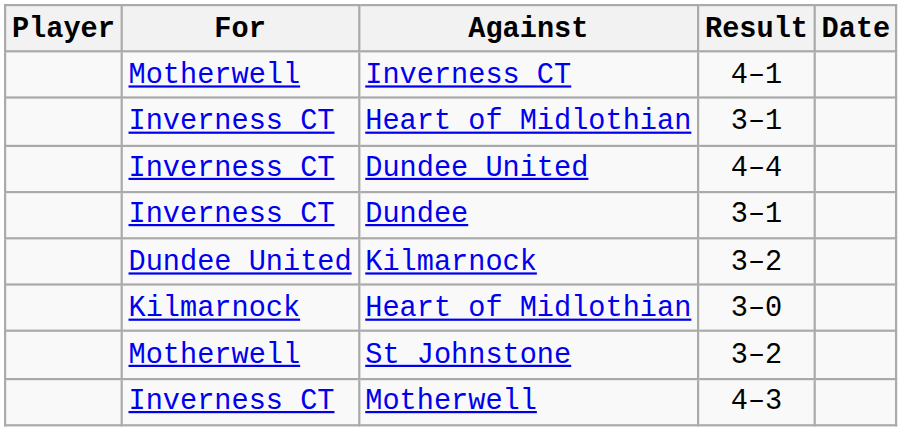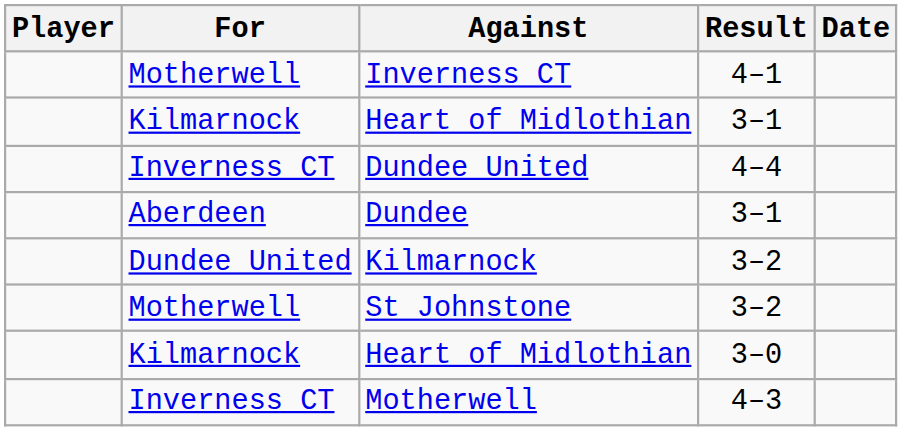(231, 122) Inverness CT -> (214, 122) Kilmarnock
(231, 215) Inverness CT -> (197, 215) Aberdeen
rows swapped: (468, 355) <-> (528, 308)
